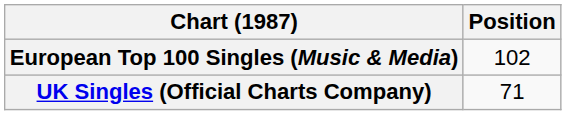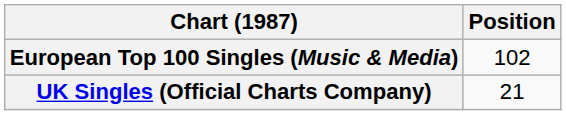(512, 92) 71 -> (512, 92) 21
